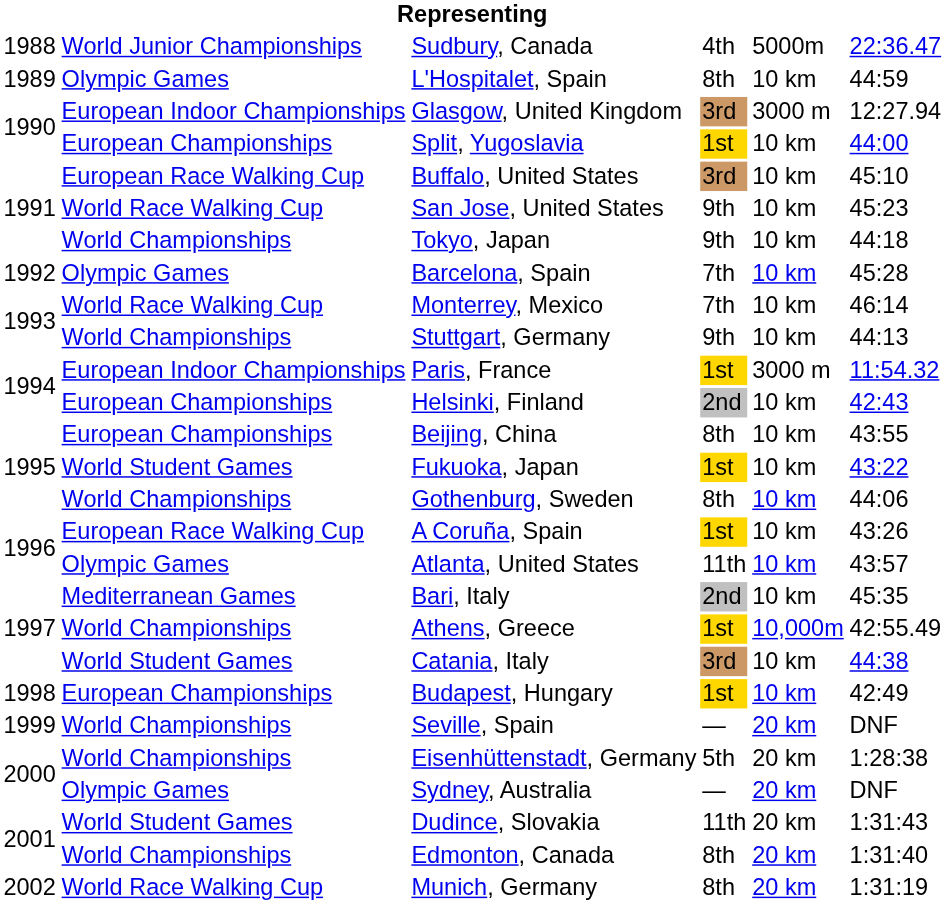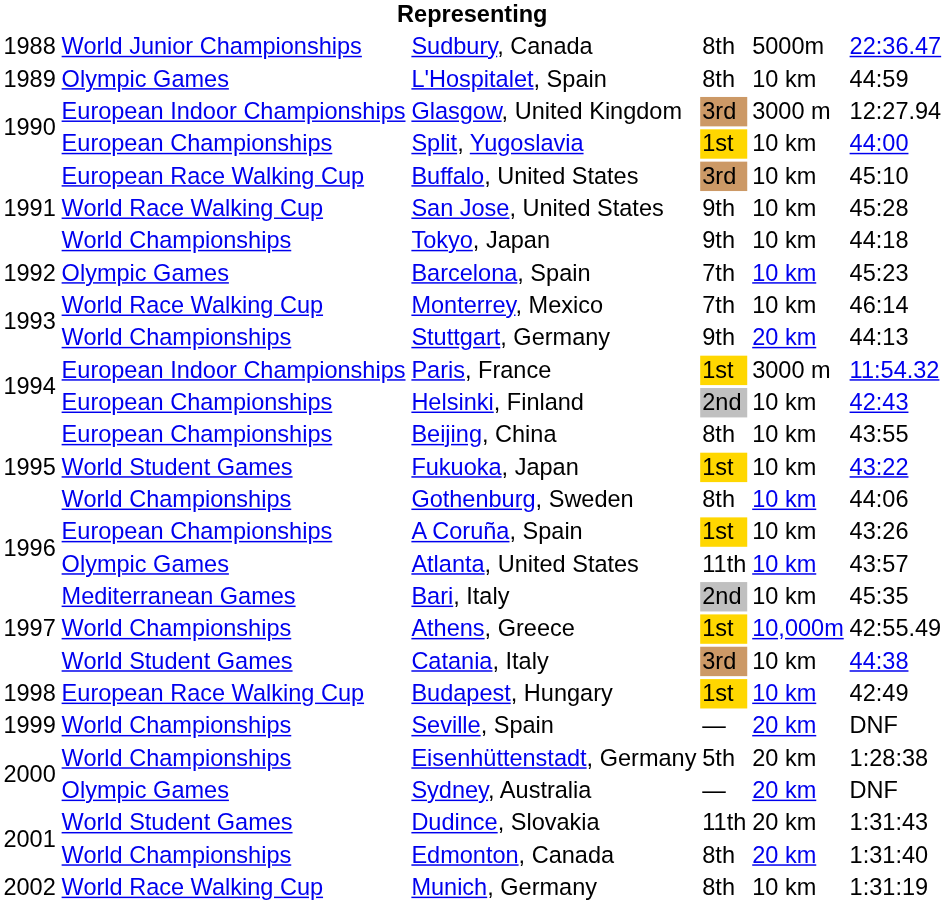(719, 46) 4th -> (719, 46) 8th
(879, 208) 45:23 -> (879, 208) 45:28
(879, 273) 45:28 -> (879, 273) 45:23
(784, 337) 10 km -> (784, 337) 20 km
(213, 531) European Race Walking Cup -> (197, 531) European Championships
(197, 693) European Championships -> (213, 693) European Race Walking Cup
(784, 887) 20 km -> (784, 887) 10 km
